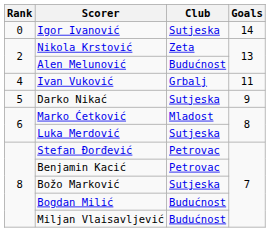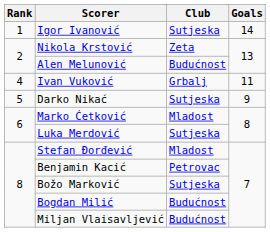(20, 30) 0 -> (20, 30) 1
(194, 150) Petrovac -> (191, 150) Mladost
